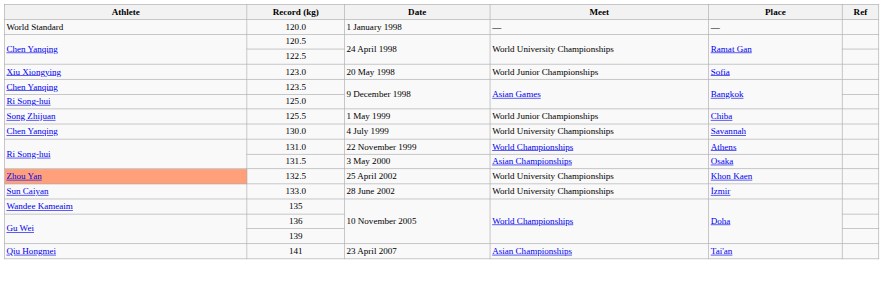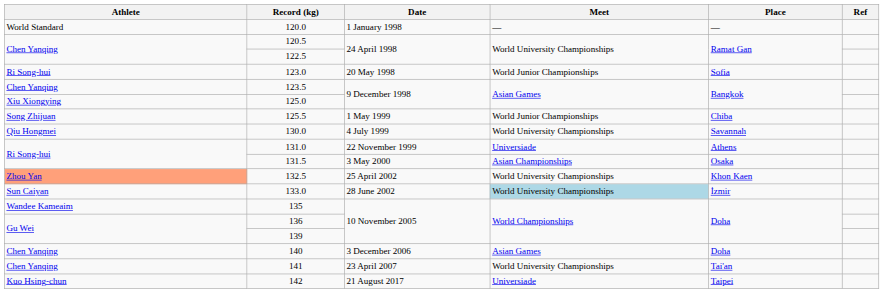(34, 72) Xiu Xiongying -> (28, 72) Ri Song-hui
(28, 102) Ri Song-hui -> (34, 102) Xiu Xiongying
(32, 132) Chen Yanqing -> (31, 132) Qiu Hongmei
(533, 147) World Championships -> (514, 147) Universiade
(553, 191) no background -> (553, 191) lightblue background
+ row: (296, 251)
(31, 251) Qiu Hongmei -> (32, 266) Chen Yanqing
(532, 251) Asian Championships -> (553, 266) World University Championships
+ row: (296, 281)
